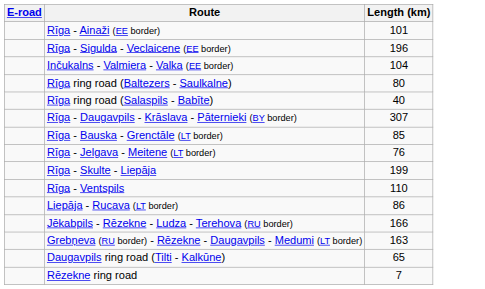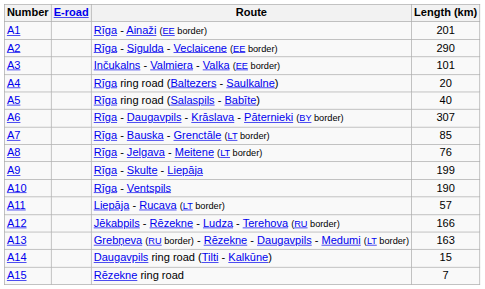+ column: (28, 13)
(399, 30) 101 -> (446, 30) 201
(399, 48) 196 -> (446, 48) 290
(399, 65) 104 -> (446, 65) 101
(399, 83) 80 -> (446, 83) 20
(399, 188) 110 -> (446, 188) 190
(399, 205) 86 -> (446, 205) 57
(399, 258) 65 -> (446, 258) 15
